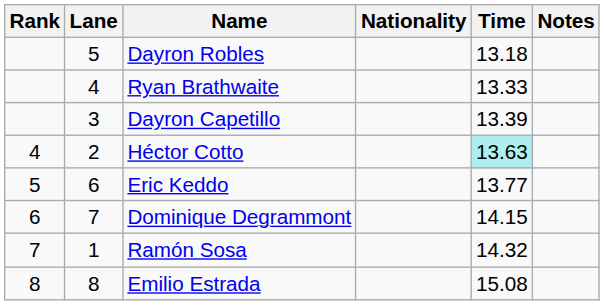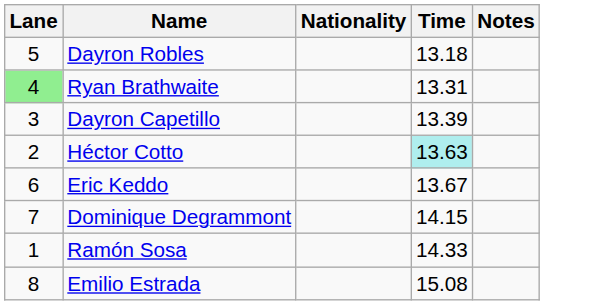- column: (35, 21)
(94, 87) no background -> (34, 87) lightgreen background
(502, 87) 13.33 -> (442, 87) 13.31
(502, 185) 13.77 -> (442, 185) 13.67
(502, 250) 14.32 -> (442, 250) 14.33
